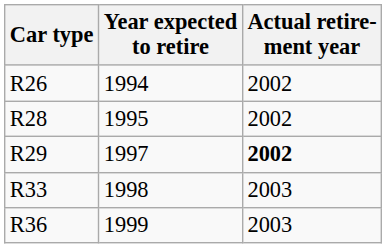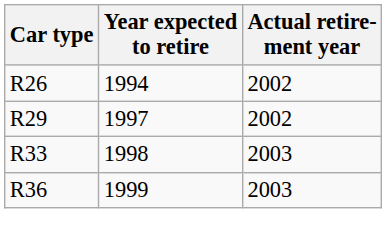- row: (29, 118)
(270, 154) bold -> (270, 118) normal
